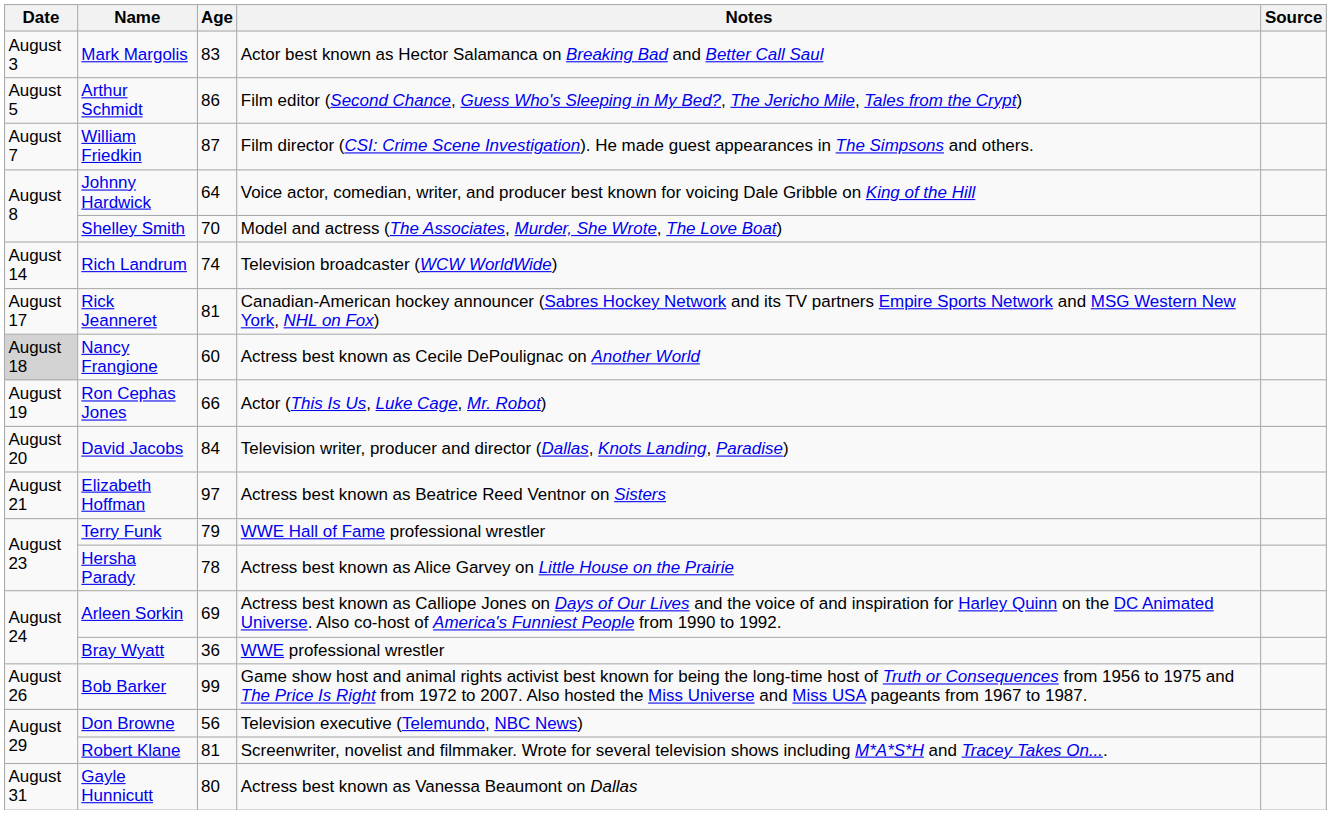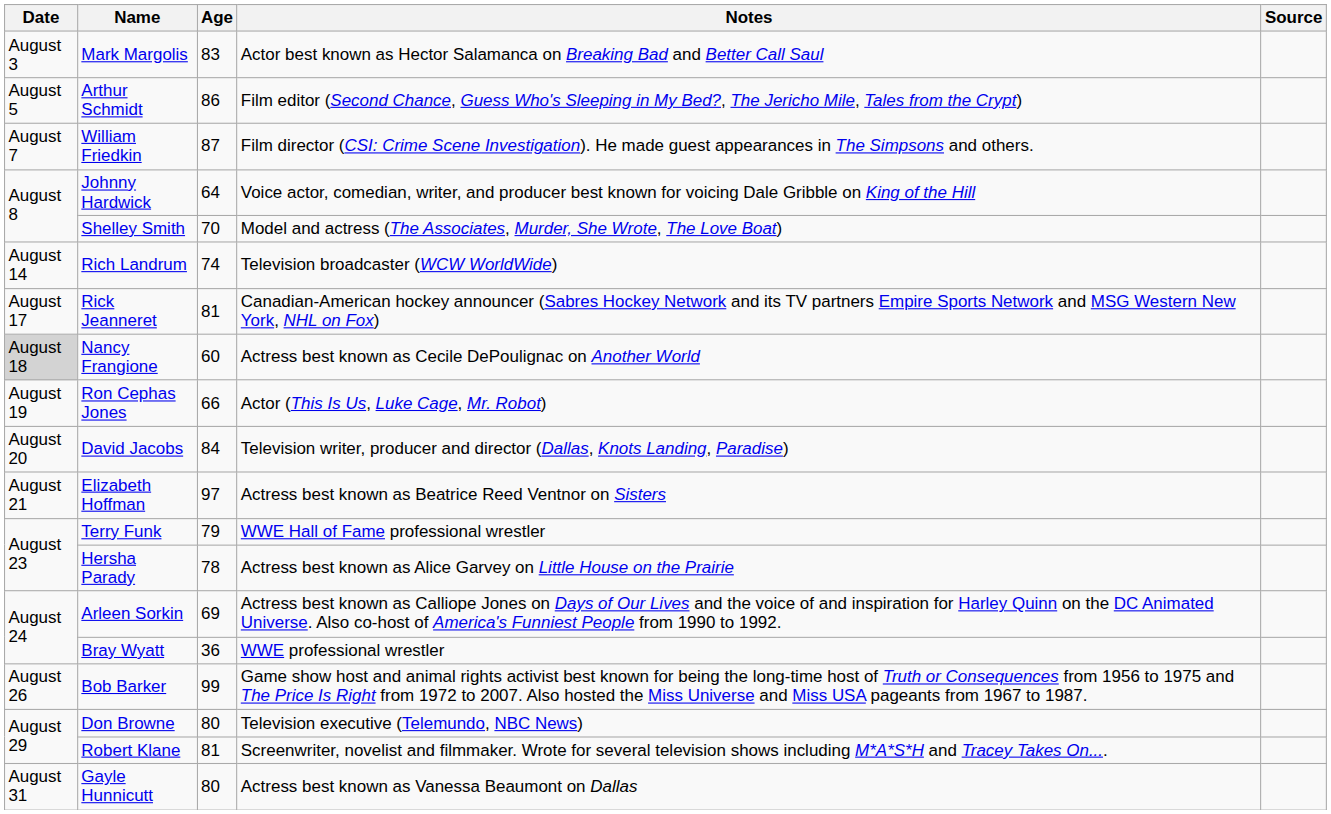(210, 723) 56 -> (210, 723) 80
